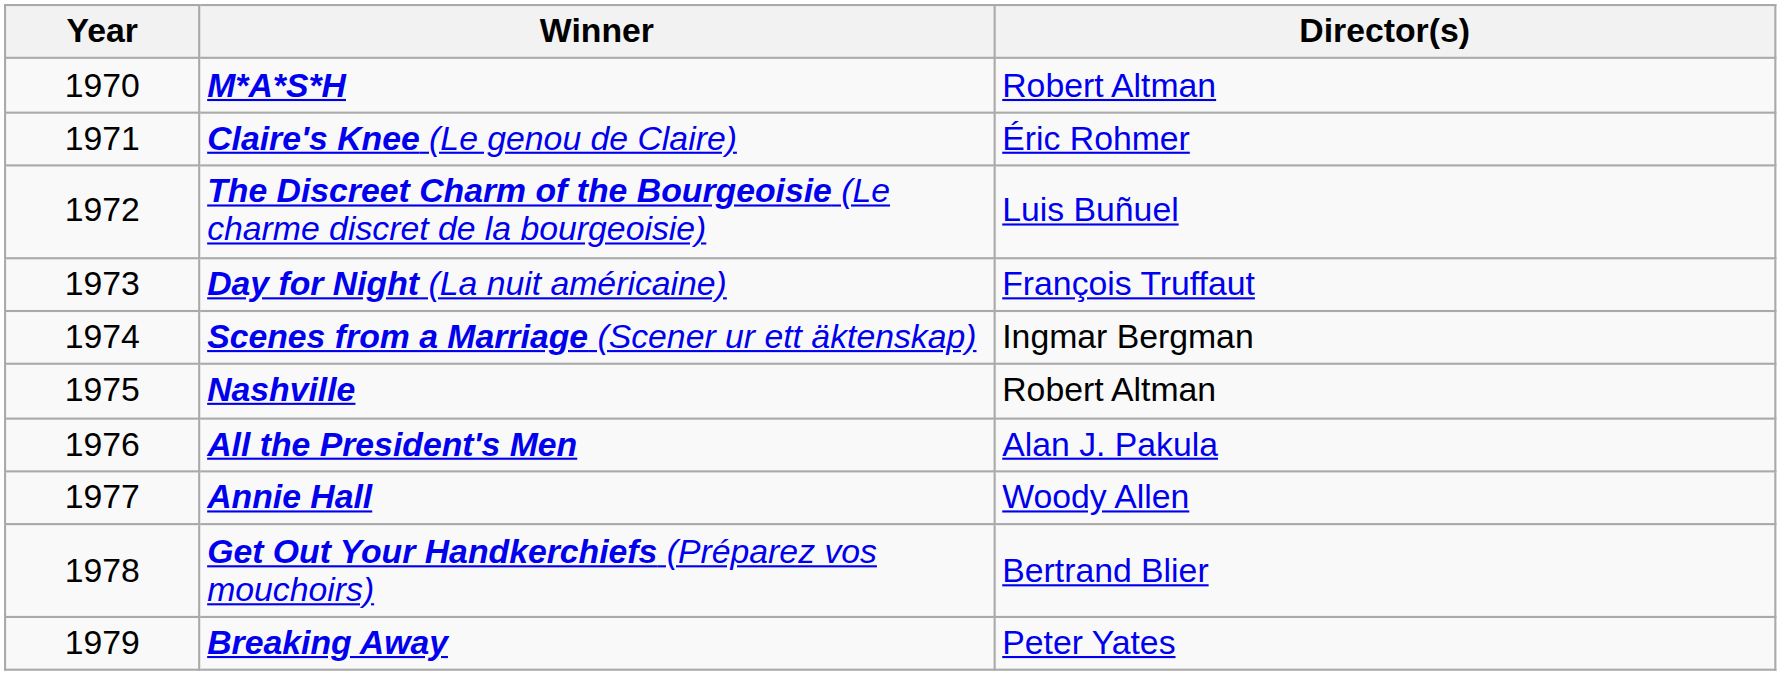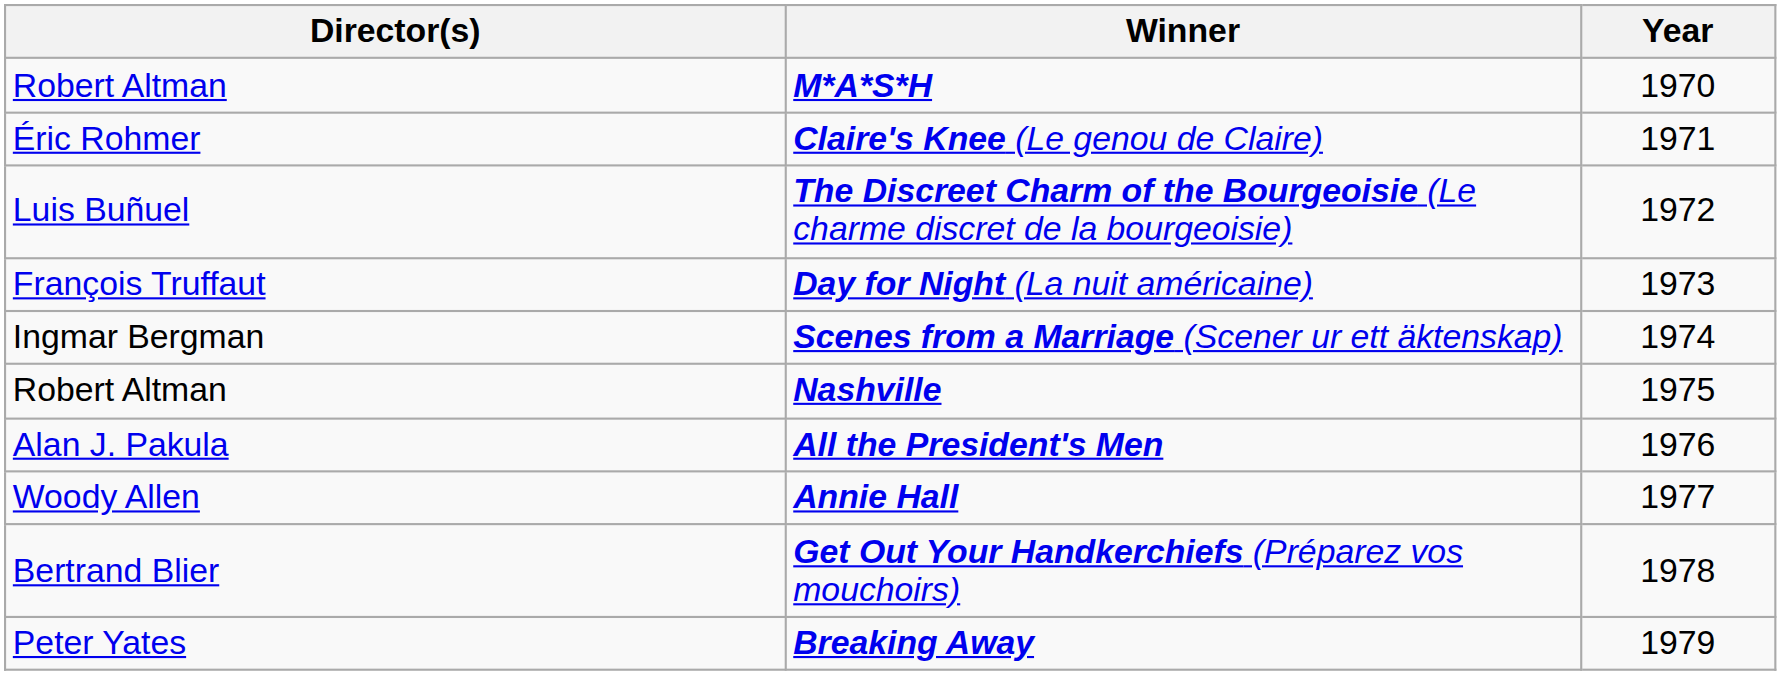columns swapped: (102, 31) <-> (1385, 31)
